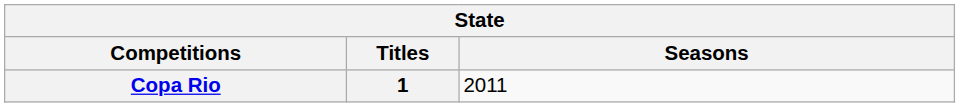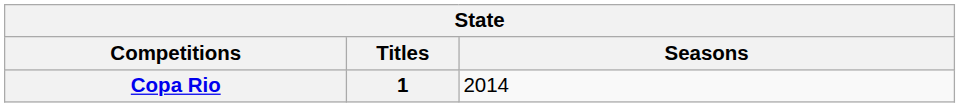(485, 85) 2011 -> (486, 85) 2014
